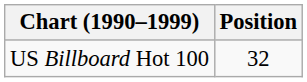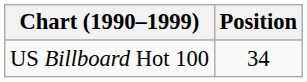(258, 58) 32 -> (258, 58) 34
